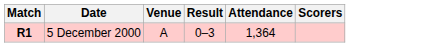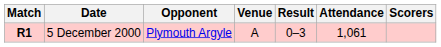+ column: (189, 13)
(261, 32) 1,364 -> (352, 32) 1,061
